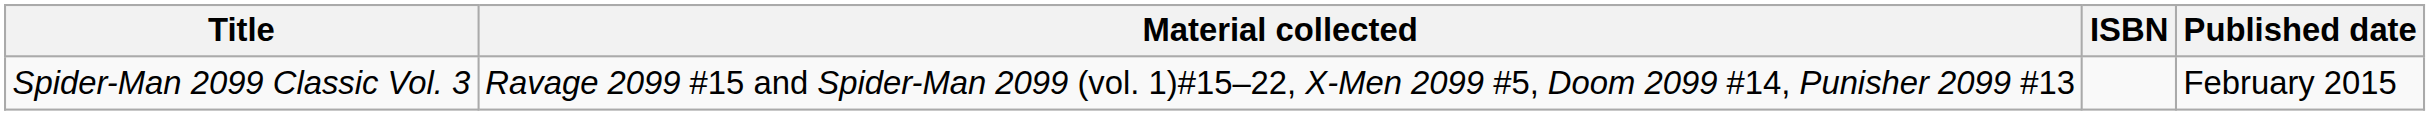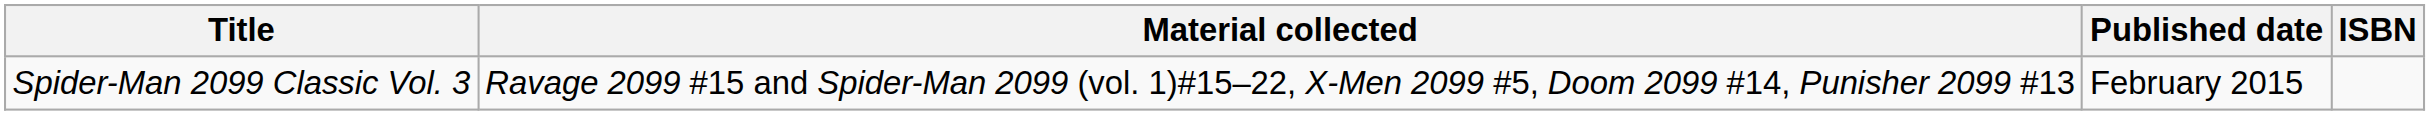columns swapped: (2300, 30) <-> (2129, 30)
